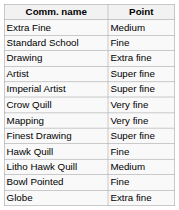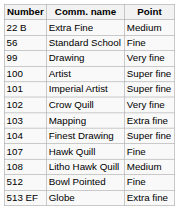+ column: (25, 12)
(131, 58) Extra fine -> (146, 58) Very fine
(129, 120) Very fine -> (147, 120) Extra fine
